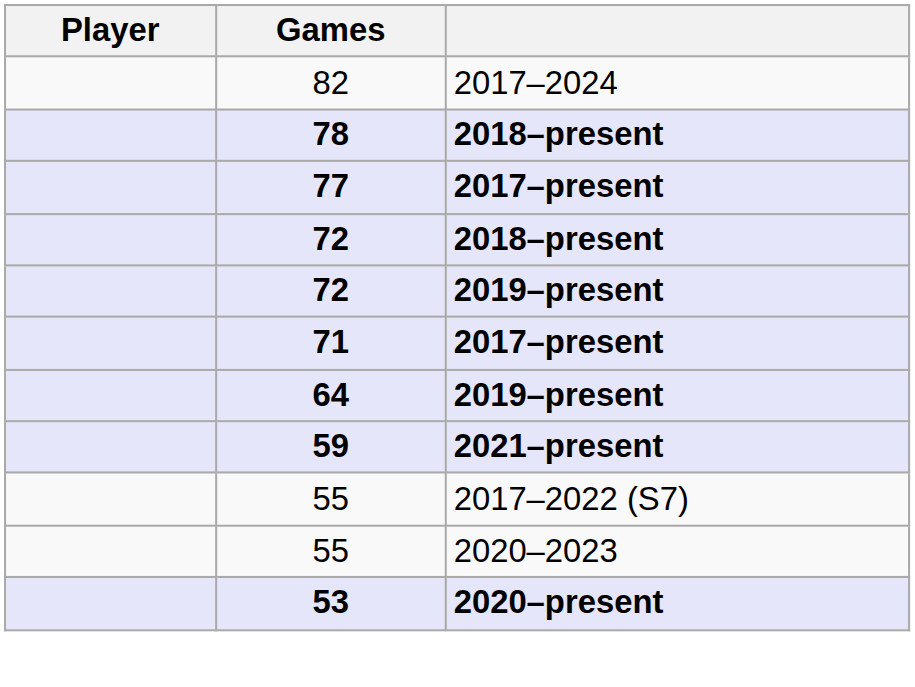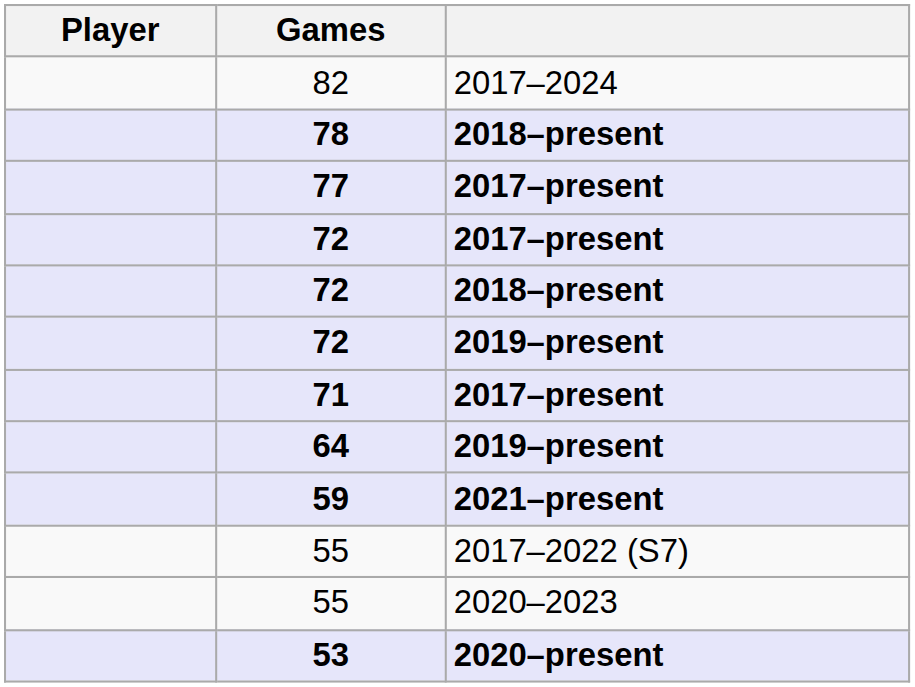+ row: (331, 238)
